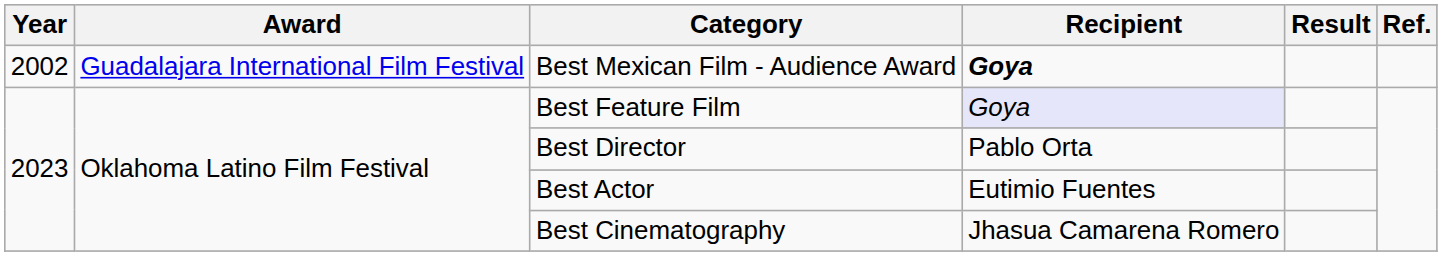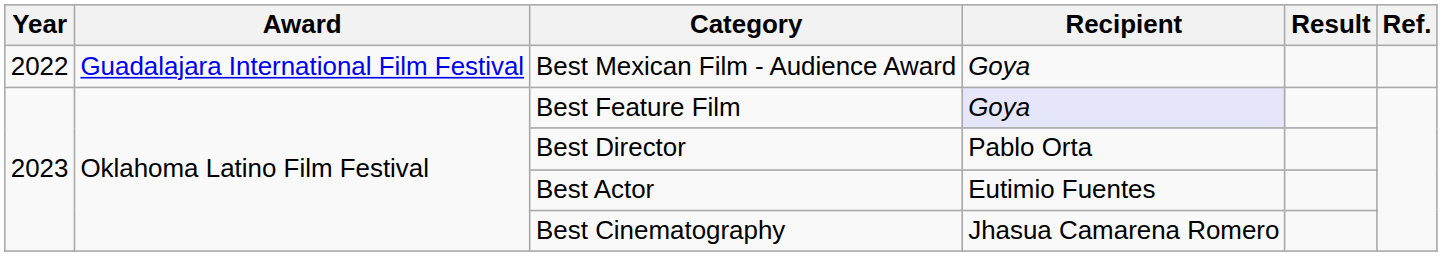(40, 66) 2002 -> (40, 66) 2022
(1001, 66) bold -> (999, 66) normal
